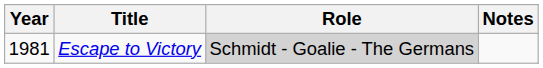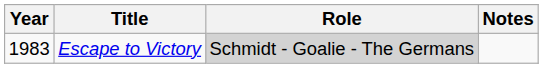(29, 48) 1981 -> (29, 48) 1983
